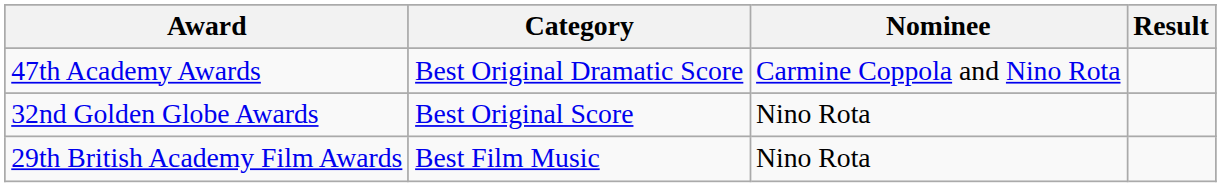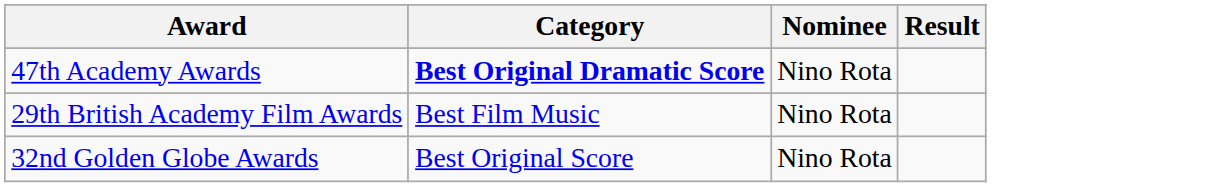(579, 70) normal -> (590, 70) bold
(938, 70) Carmine Coppola and Nino Rota -> (834, 70) Nino Rota
rows swapped: (207, 158) <-> (165, 114)
